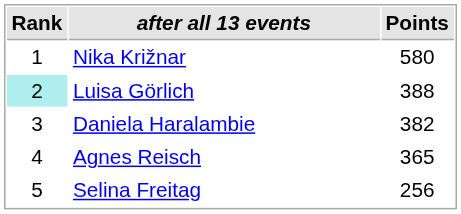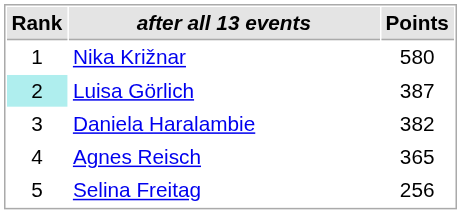(417, 91) 388 -> (417, 91) 387
